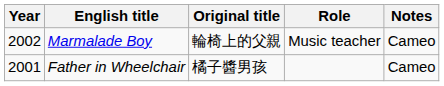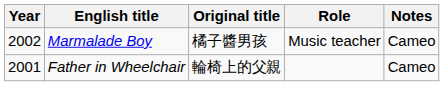(237, 40) 輪椅上的父親 -> (229, 40) 橘子醬男孩
(229, 67) 橘子醬男孩 -> (237, 67) 輪椅上的父親
